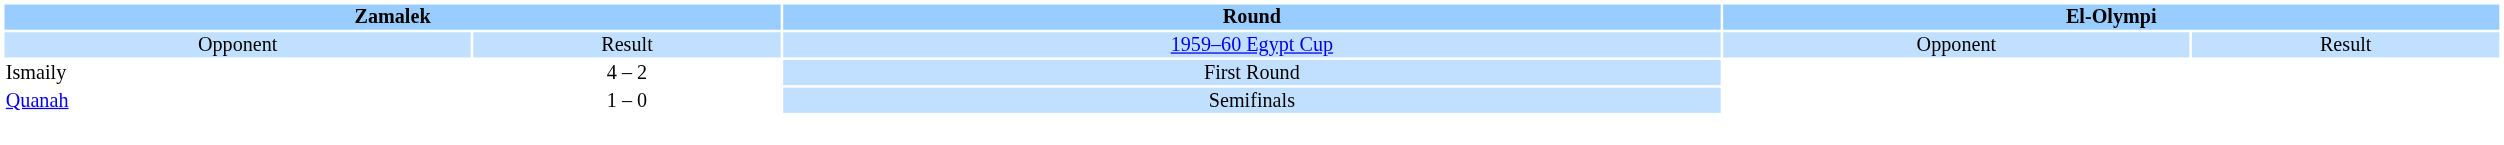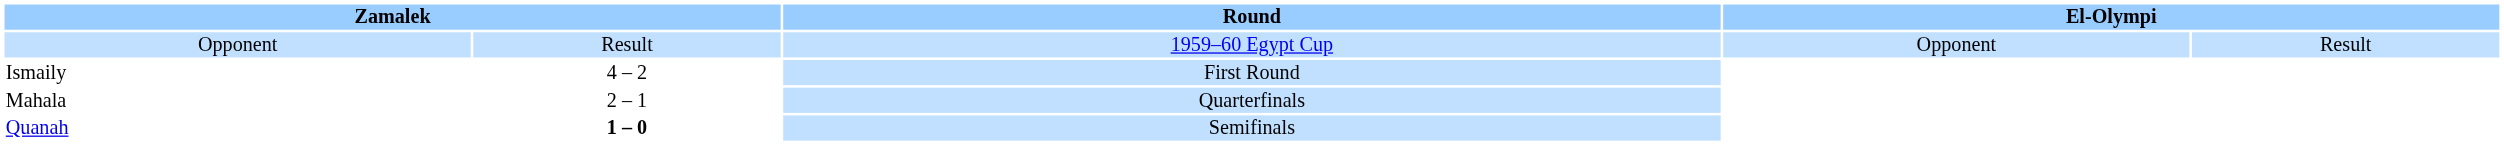+ row: (36, 100)
(627, 100) normal -> (627, 127) bold
